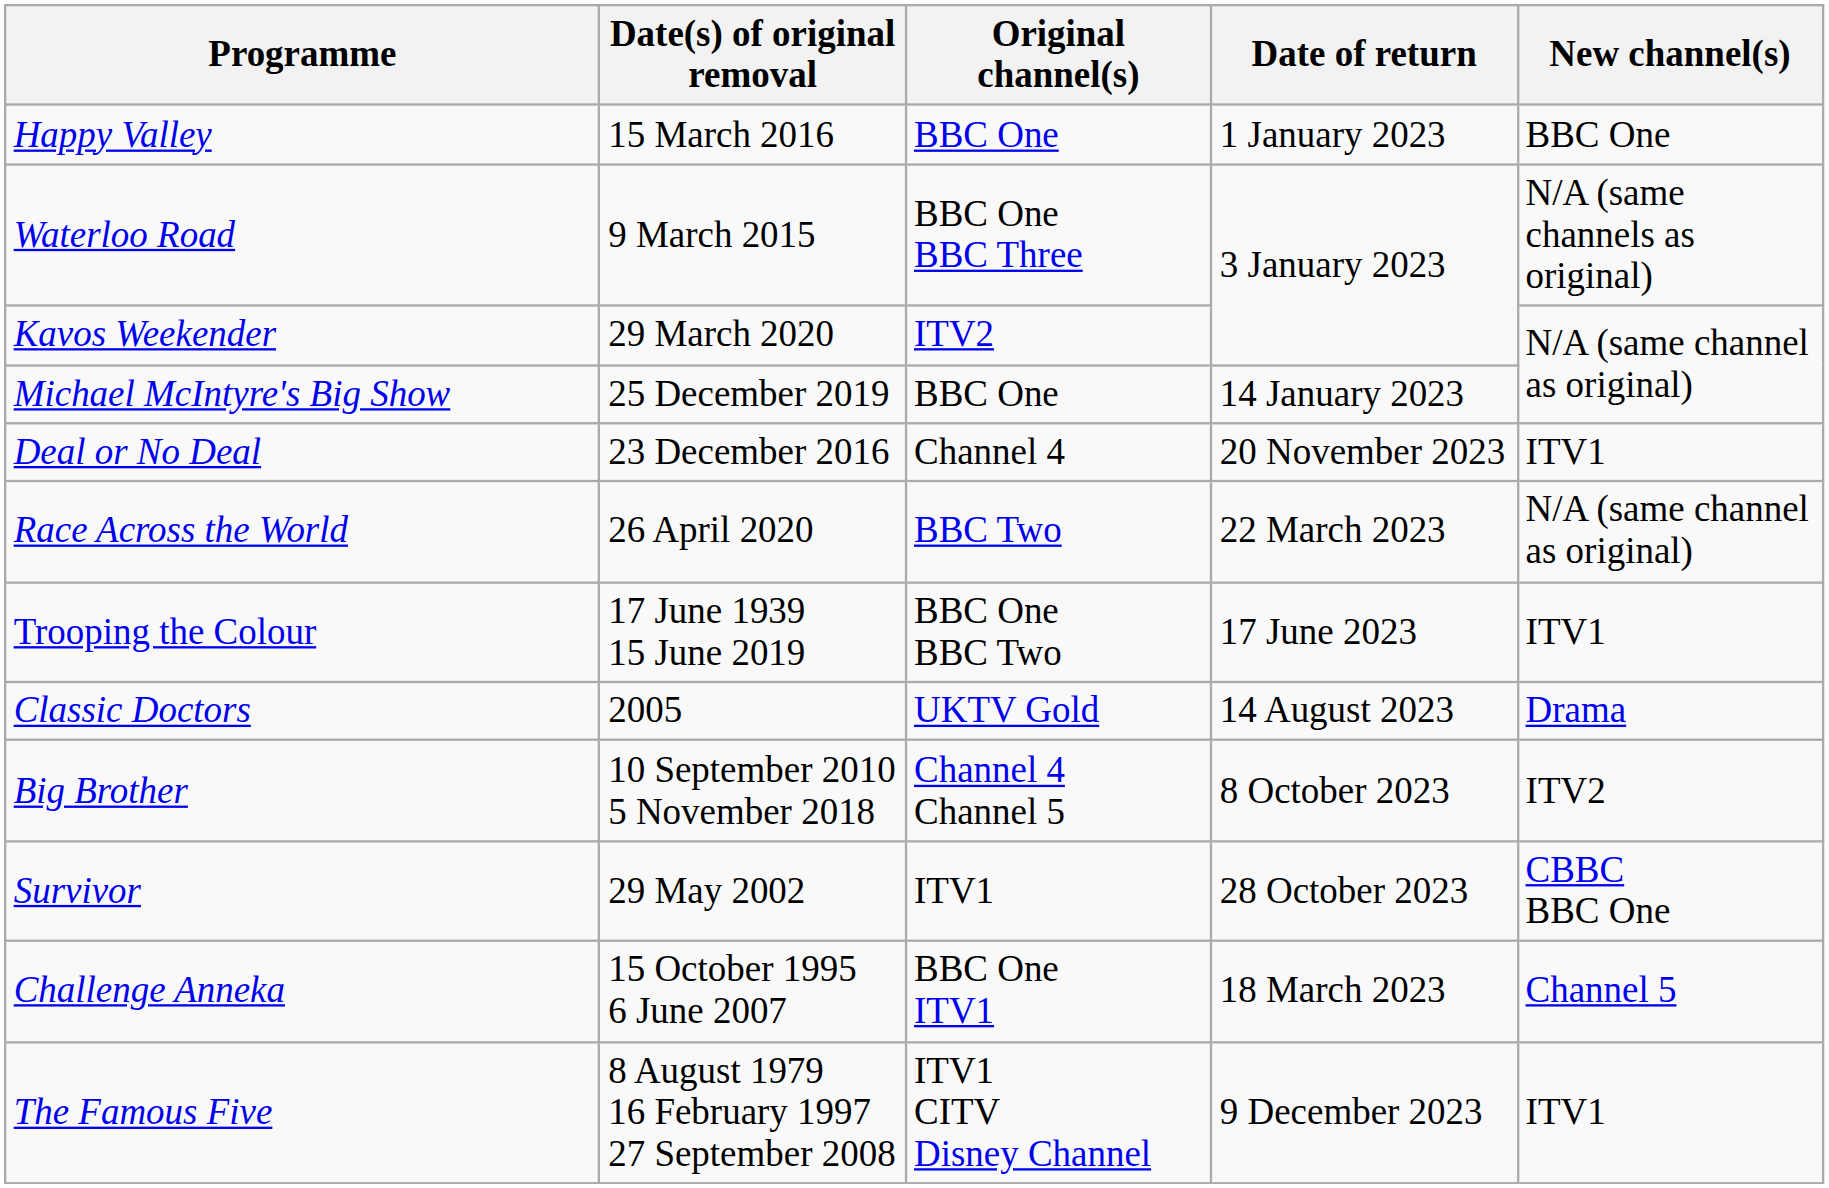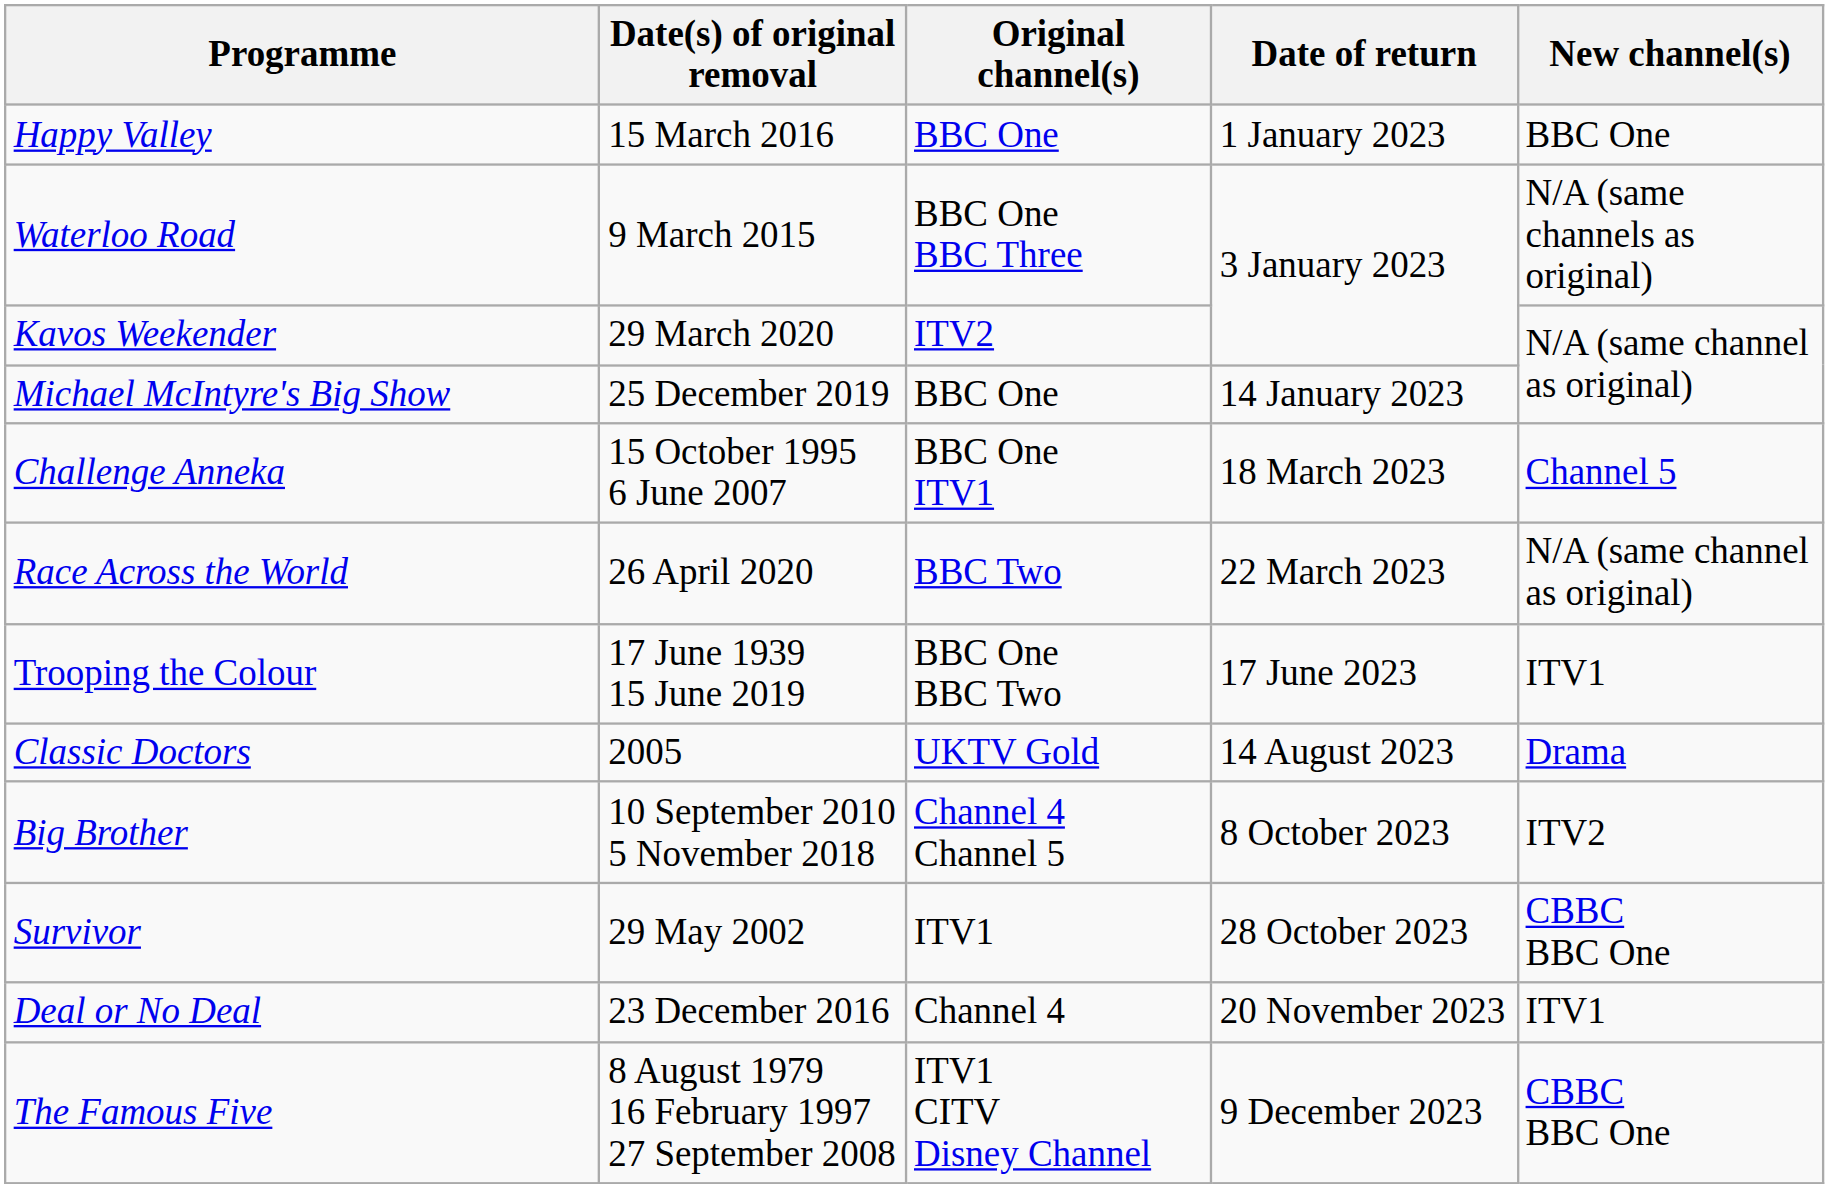rows swapped: (149, 990) <-> (137, 451)
(1566, 1111) ITV1 -> (1598, 1111) CBBC BBC One
